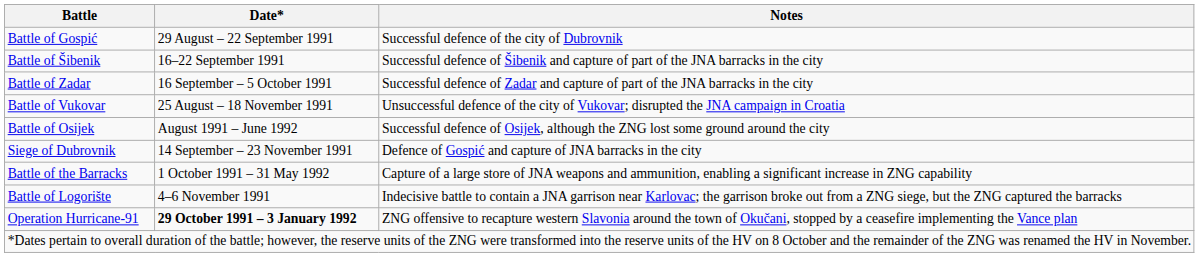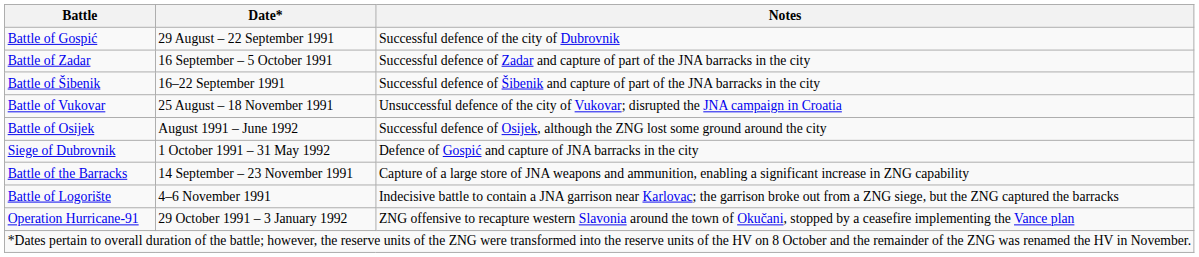rows swapped: (54, 61) <-> (49, 83)
(255, 151) 14 September – 23 November 1991 -> (244, 151) 1 October 1991 – 31 May 1992
(244, 174) 1 October 1991 – 31 May 1992 -> (256, 174) 14 September – 23 November 1991
(257, 219) bold -> (253, 219) normal
